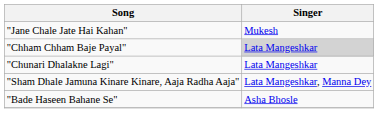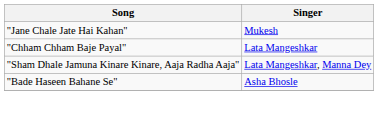(281, 47) lightgrey background -> (281, 47) no background
- row: (60, 65)
